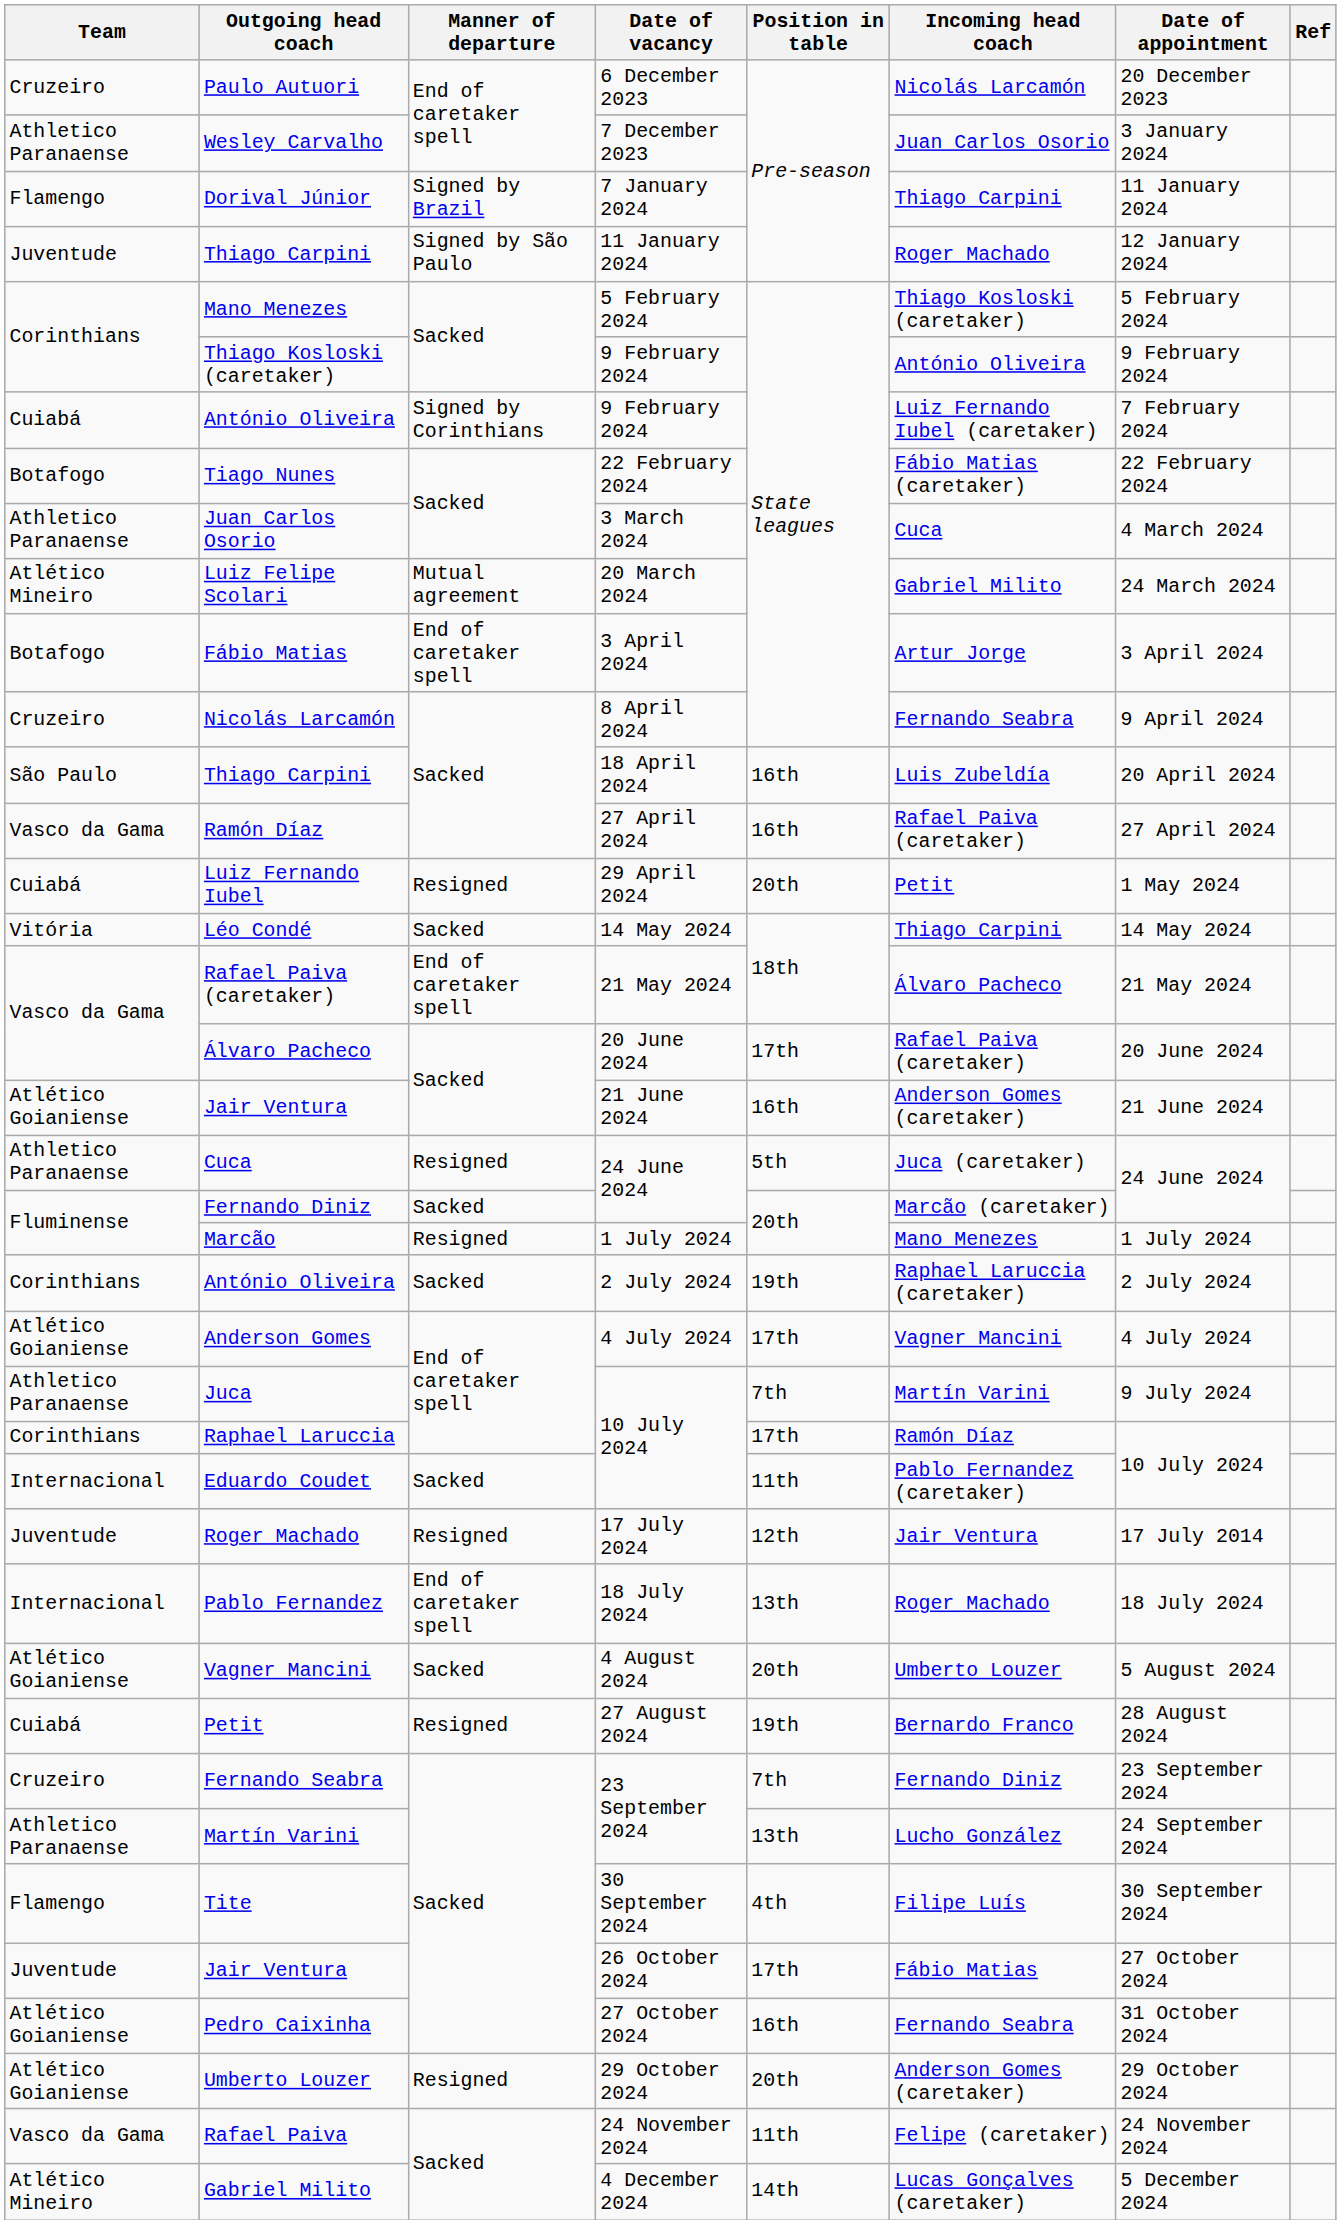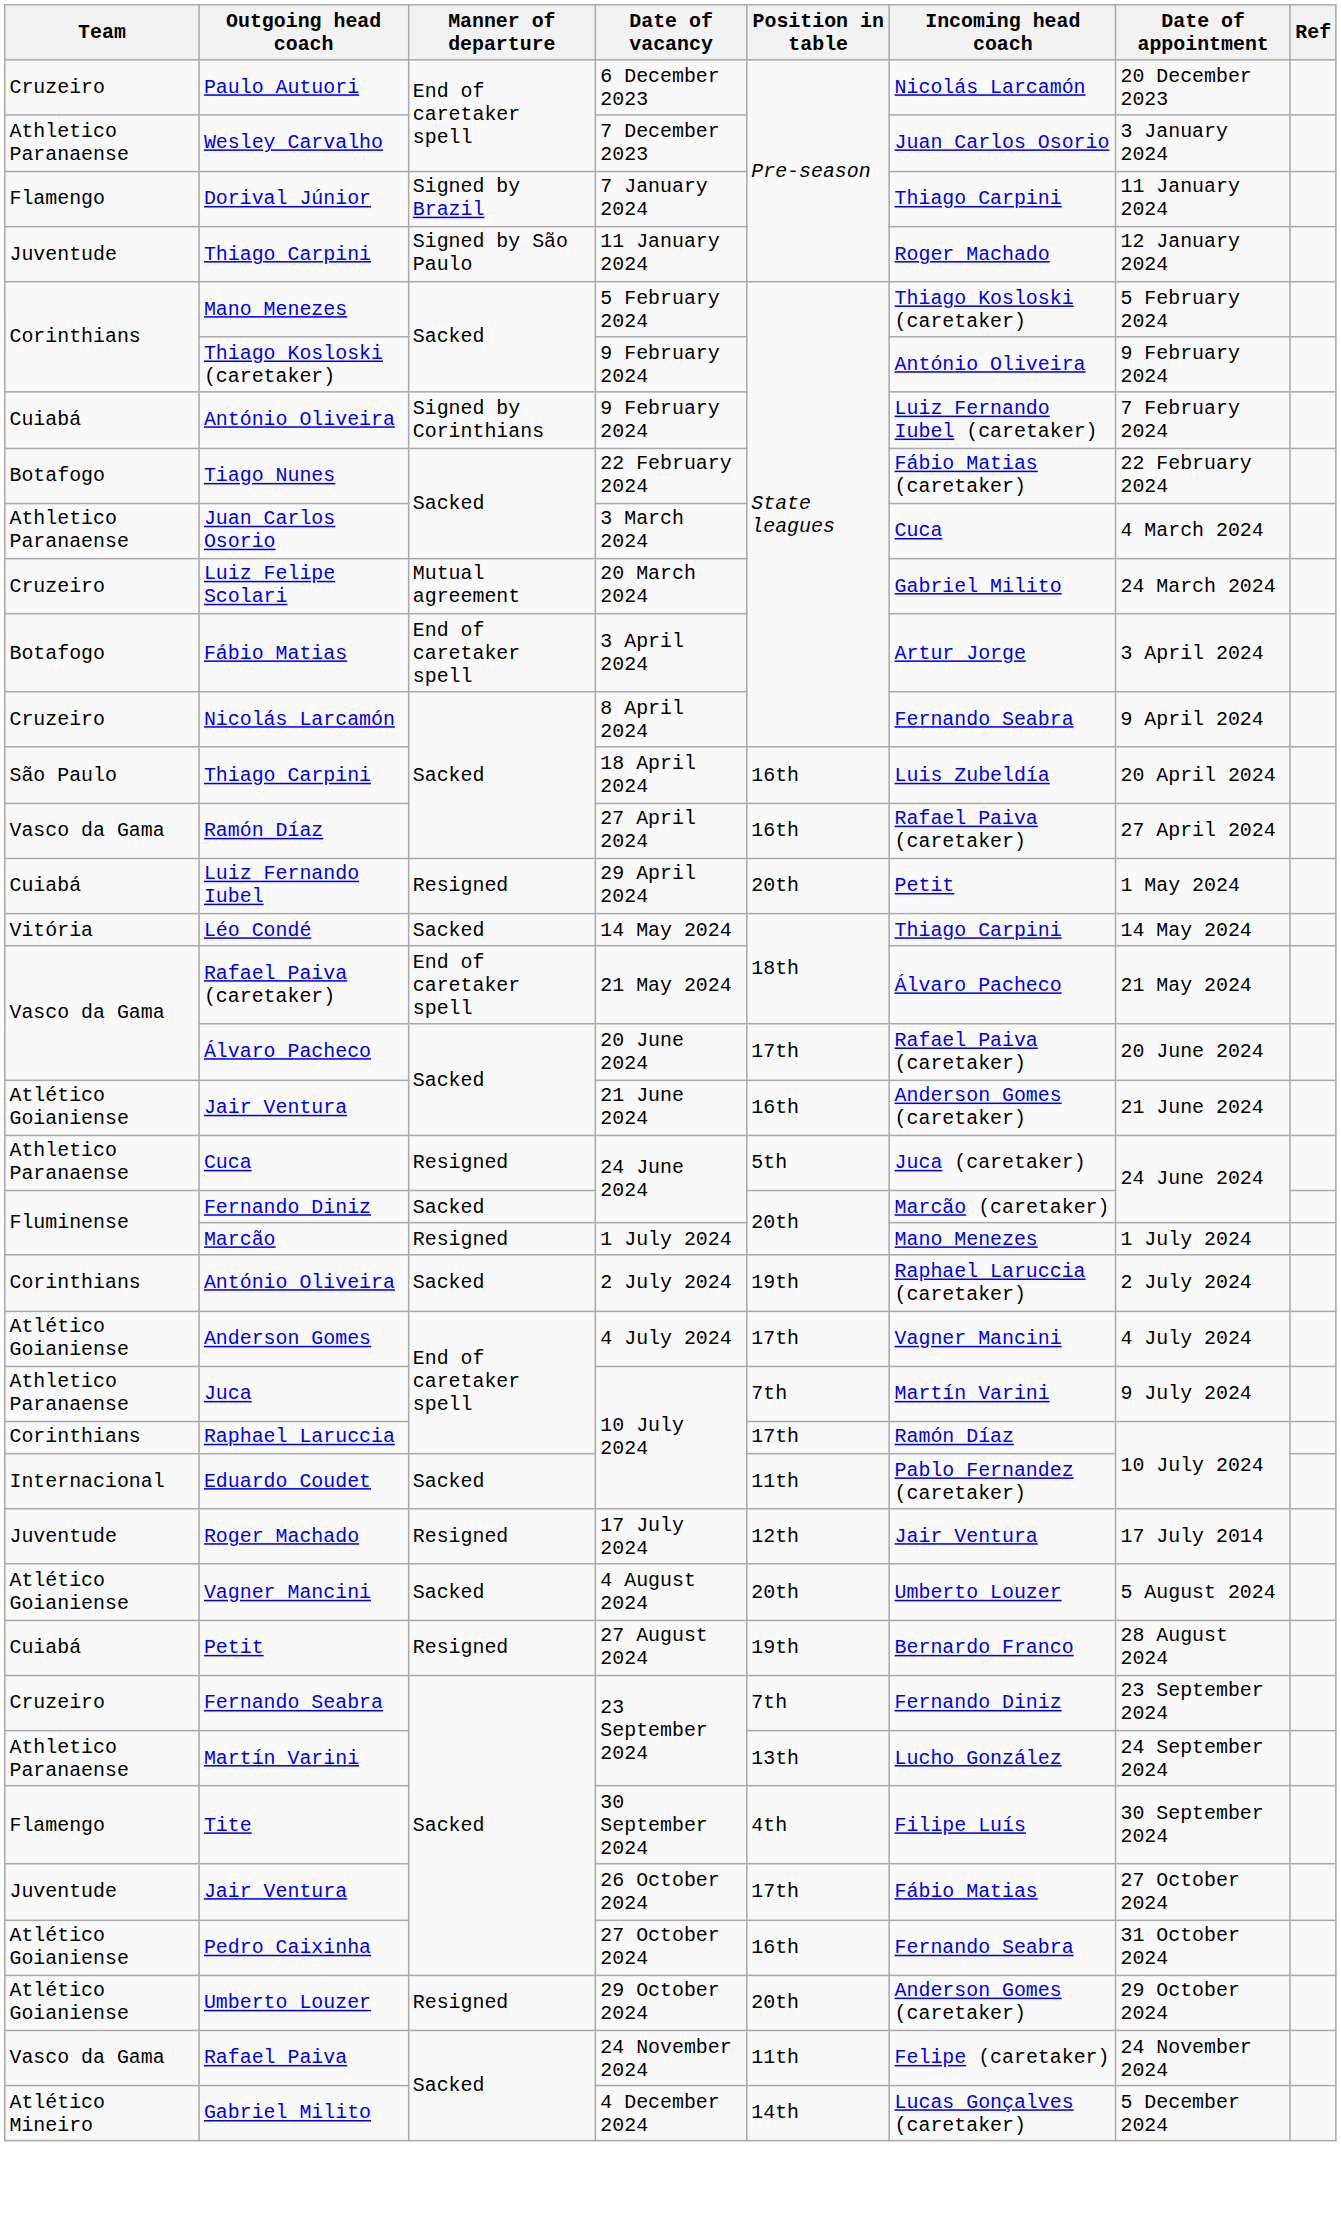(57, 586) Atlético Mineiro -> (57, 586) Cruzeiro
- row: (293, 1604)
